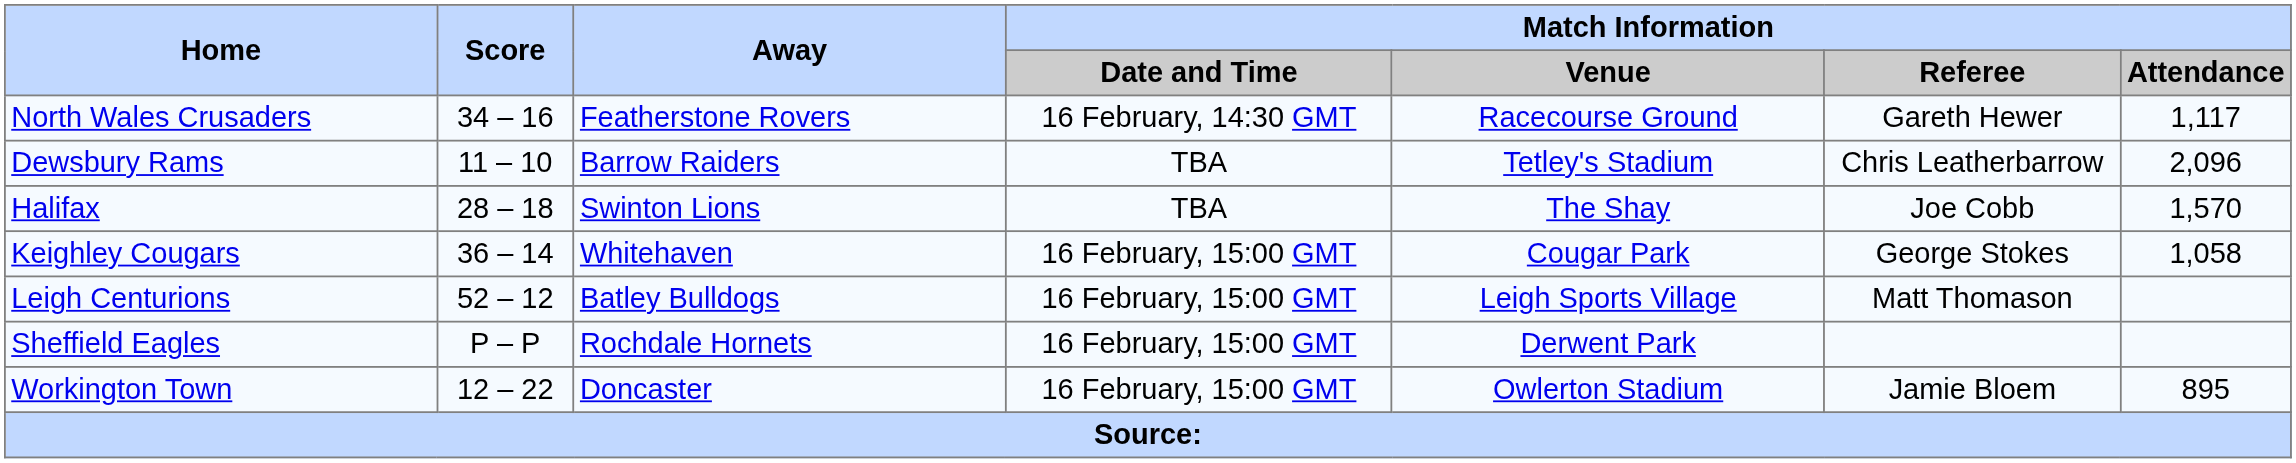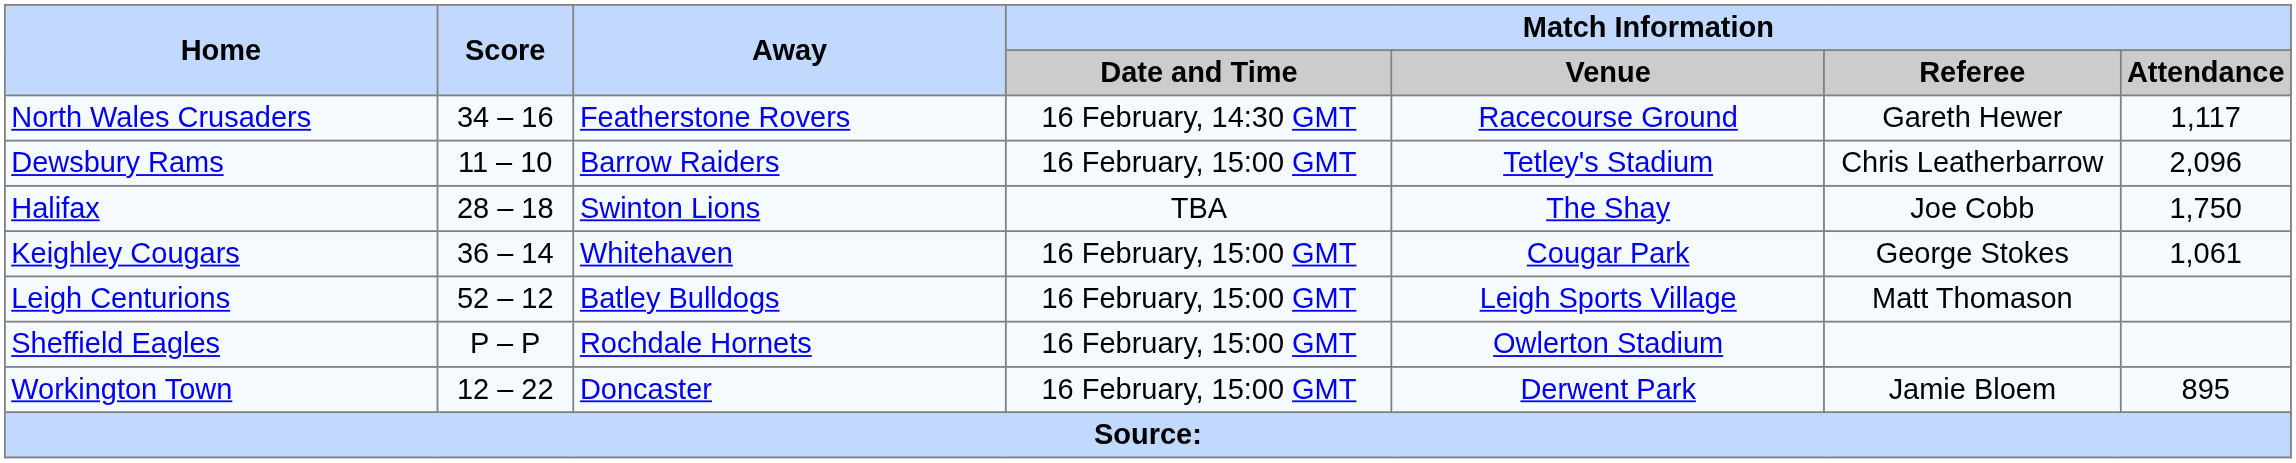(1199, 162) TBA -> (1199, 162) 16 February, 15:00 GMT
(2206, 208) 1,570 -> (2206, 208) 1,750
(2206, 253) 1,058 -> (2206, 253) 1,061
(1608, 343) Derwent Park -> (1608, 343) Owlerton Stadium
(1608, 389) Owlerton Stadium -> (1608, 389) Derwent Park
